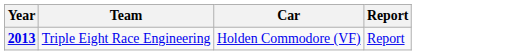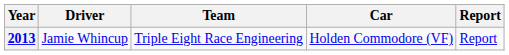+ column: (85, 16)
